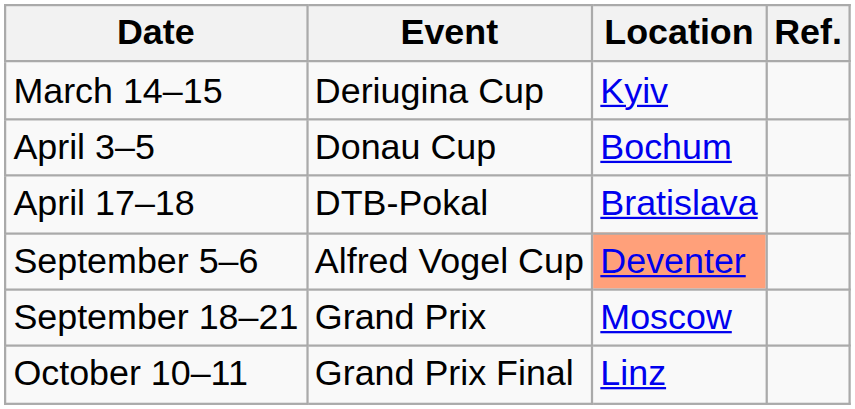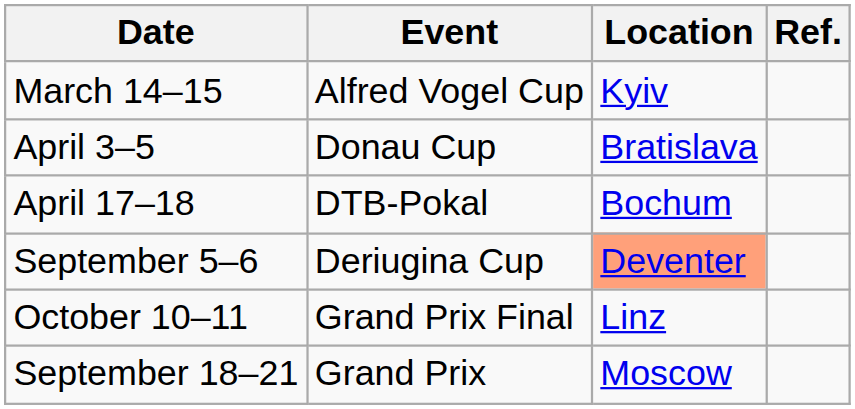(429, 89) Deriugina Cup -> (449, 89) Alfred Vogel Cup
(666, 146) Bochum -> (679, 146) Bratislava
(679, 203) Bratislava -> (666, 203) Bochum
(449, 260) Alfred Vogel Cup -> (429, 260) Deriugina Cup
rows swapped: (156, 317) <-> (131, 373)
